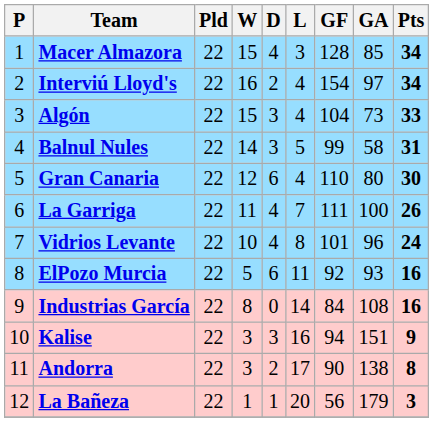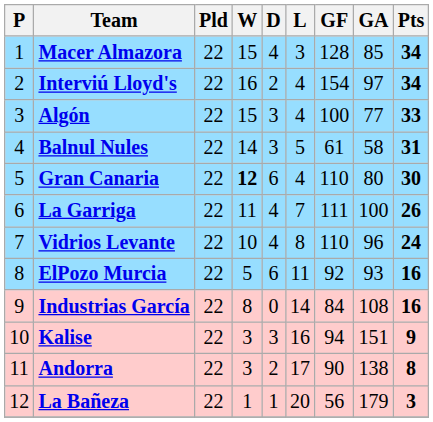(334, 115) 104 -> (334, 115) 100
(373, 115) 73 -> (373, 115) 77
(334, 147) 99 -> (334, 147) 61
(247, 178) normal -> (247, 178) bold
(334, 242) 101 -> (334, 242) 110
